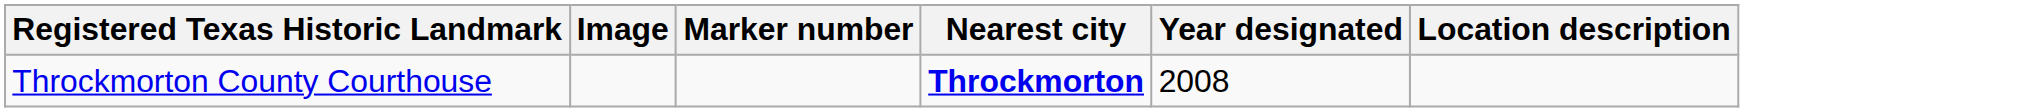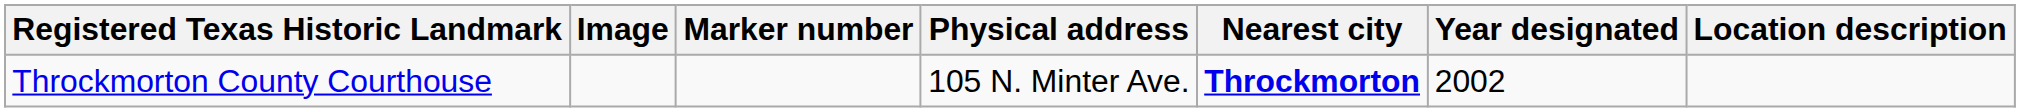+ column: (1059, 29)
(1194, 80) 2008 -> (1470, 80) 2002
